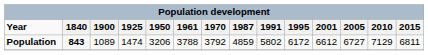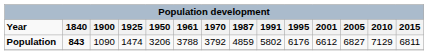(104, 42) 1089 -> (104, 42) 1090
(299, 42) 6172 -> (299, 42) 6176
(354, 42) 6727 -> (354, 42) 6827
